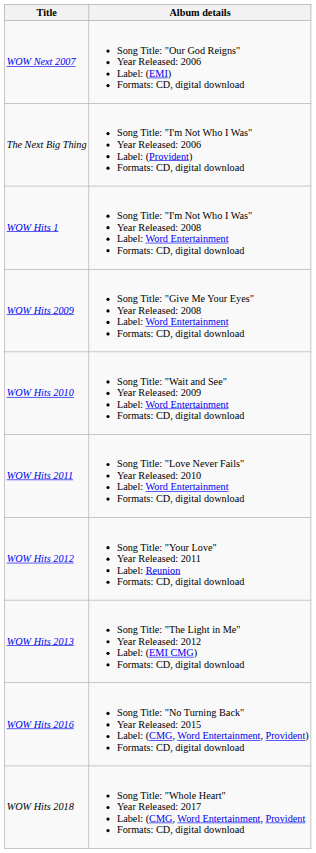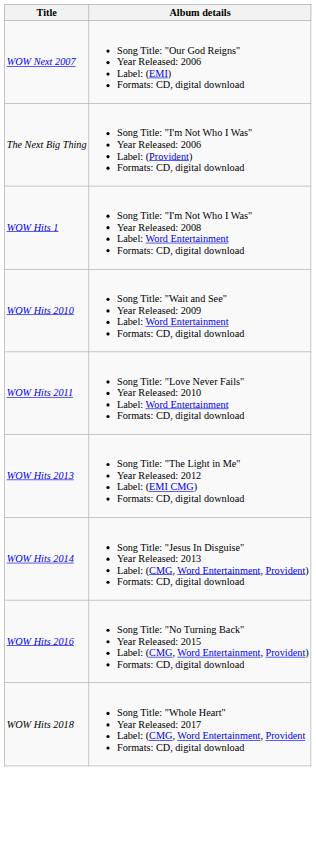- row: (40, 310)
- row: (40, 558)
+ row: (40, 558)
